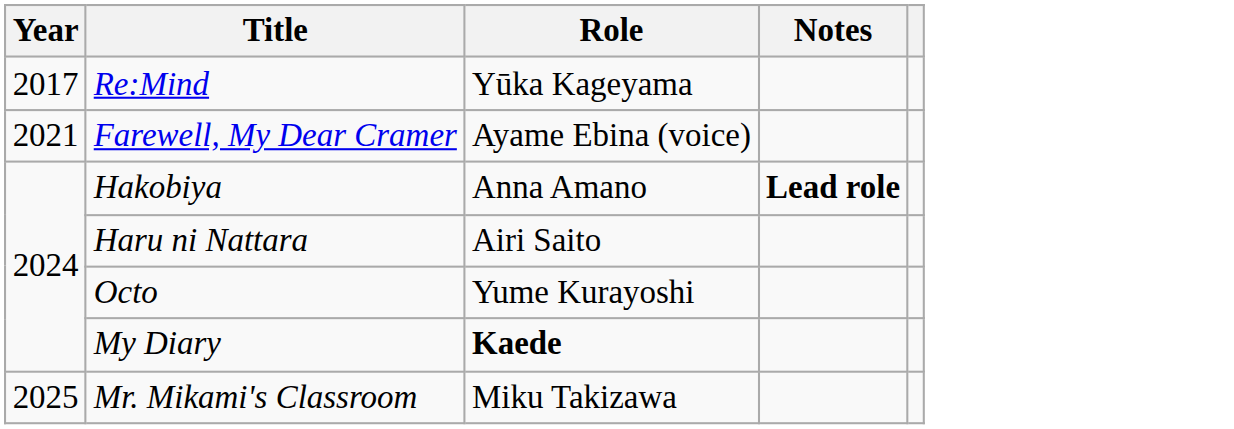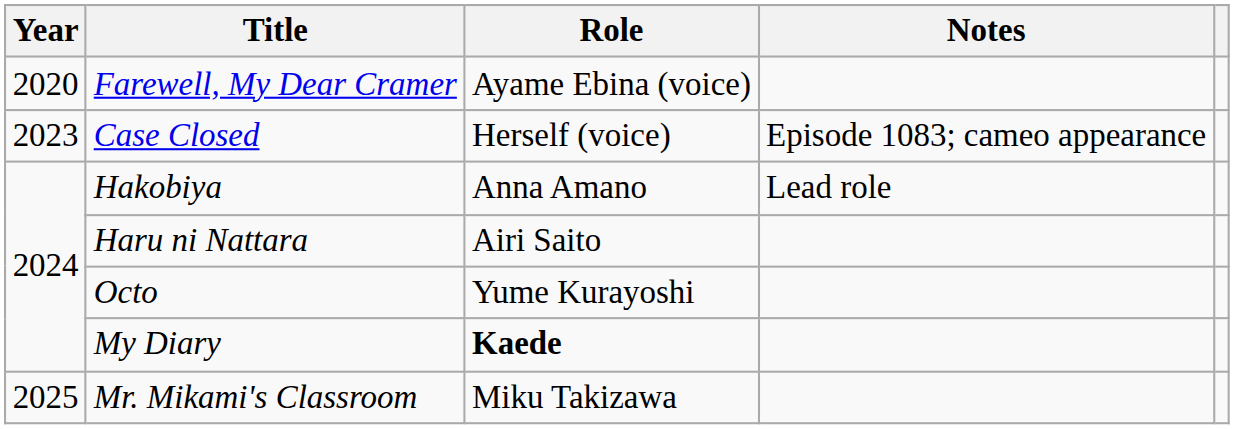- row: (151, 82)
(46, 135) 2021 -> (46, 82) 2020
+ row: (177, 135)
(833, 187) bold -> (829, 187) normal
